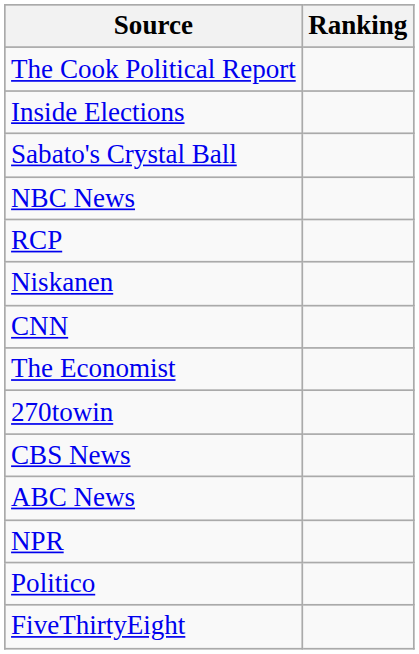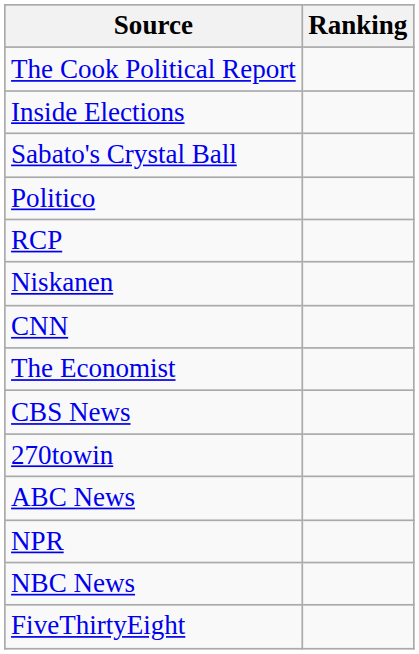rows swapped: (53, 583) <-> (73, 197)
rows swapped: (71, 454) <-> (62, 411)
